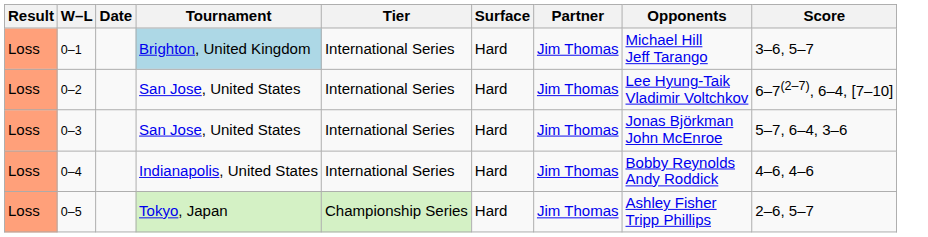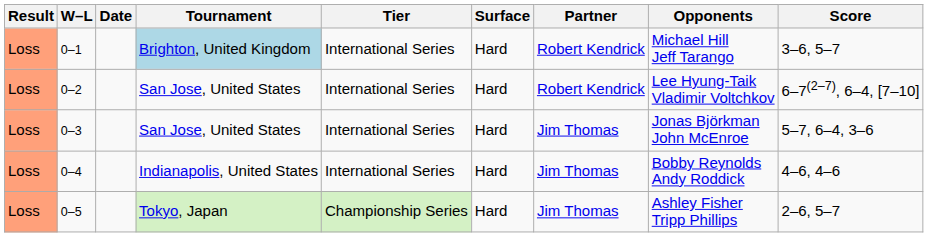(578, 48) Jim Thomas -> (591, 48) Robert Kendrick
(578, 89) Jim Thomas -> (591, 89) Robert Kendrick
